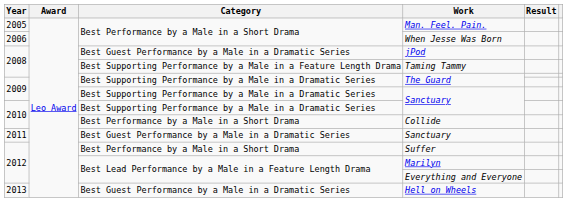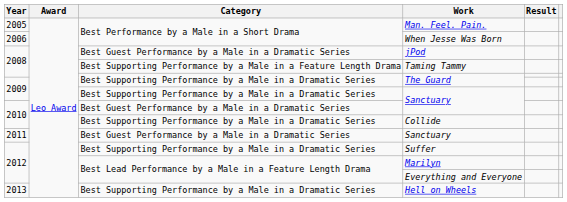(228, 108) Best Supporting Performance by a Male in a Dramatic Series -> (215, 108) Best Guest Performance by a Male in a Dramatic Series
(190, 121) Best Performance by a Male in a Short Drama -> (228, 121) Best Supporting Performance by a Male in a Dramatic Series
(190, 149) Best Performance by a Male in a Short Drama -> (228, 149) Best Supporting Performance by a Male in a Dramatic Series
(215, 190) Best Guest Performance by a Male in a Dramatic Series -> (228, 190) Best Supporting Performance by a Male in a Dramatic Series
